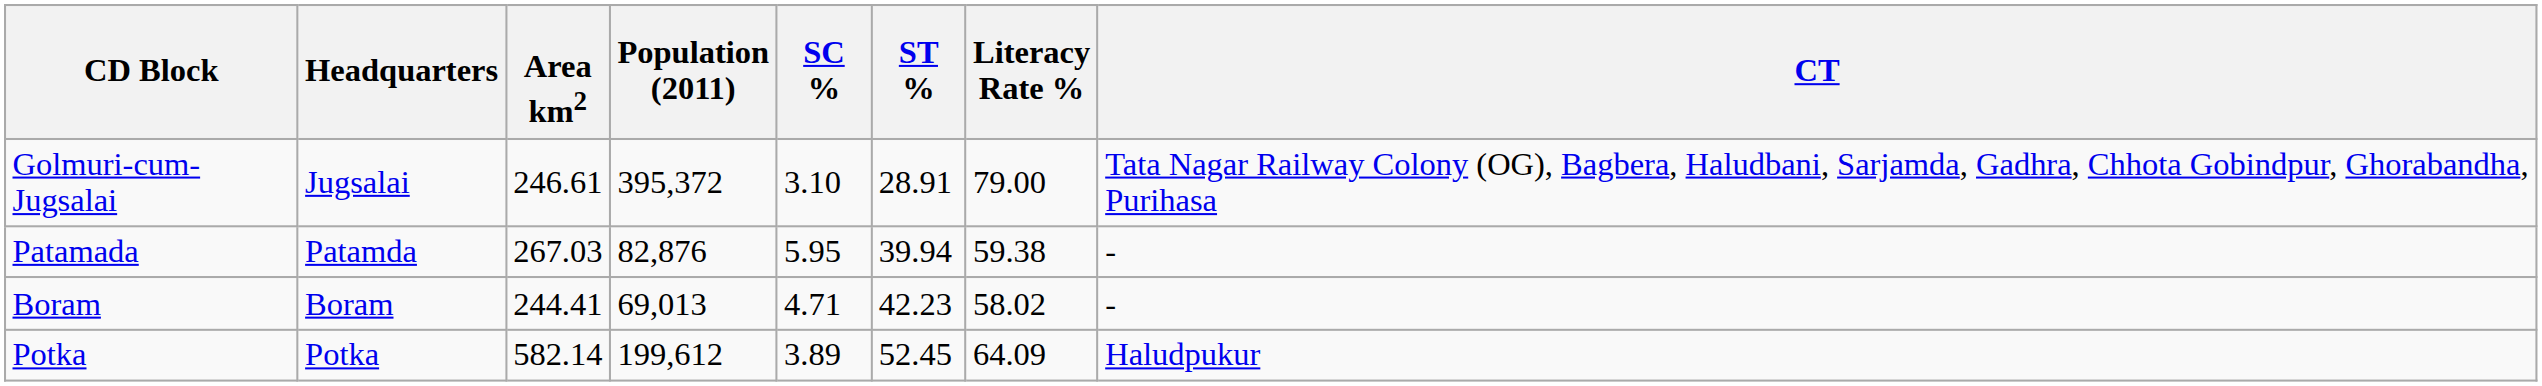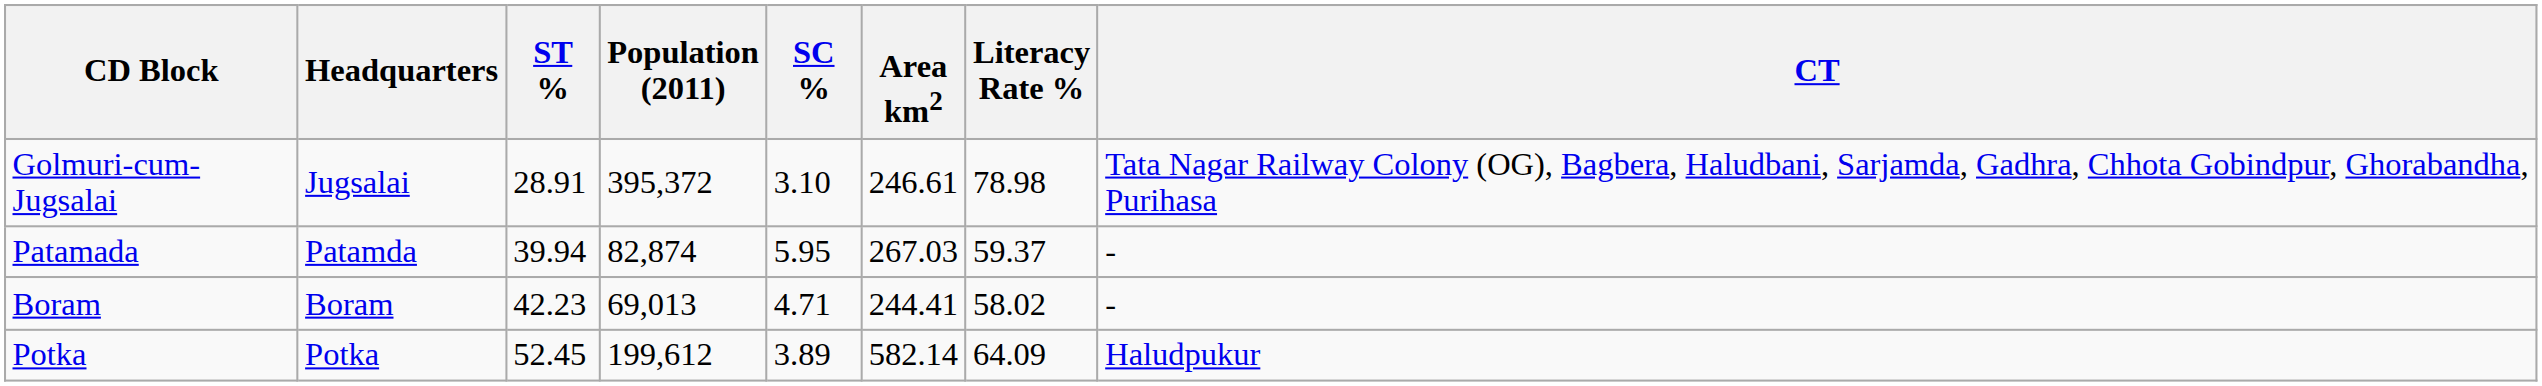columns swapped: (558, 89) <-> (918, 71)
(1010, 181) 79.00 -> (1010, 181) 78.98
(662, 251) 82,876 -> (652, 251) 82,874
(1010, 251) 59.38 -> (1010, 251) 59.37
